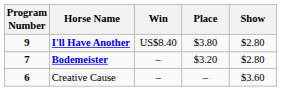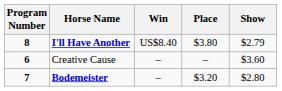(27, 43) 9 -> (27, 43) 8
(253, 43) $2.80 -> (253, 43) $2.79
rows swapped: (80, 60) <-> (84, 77)
